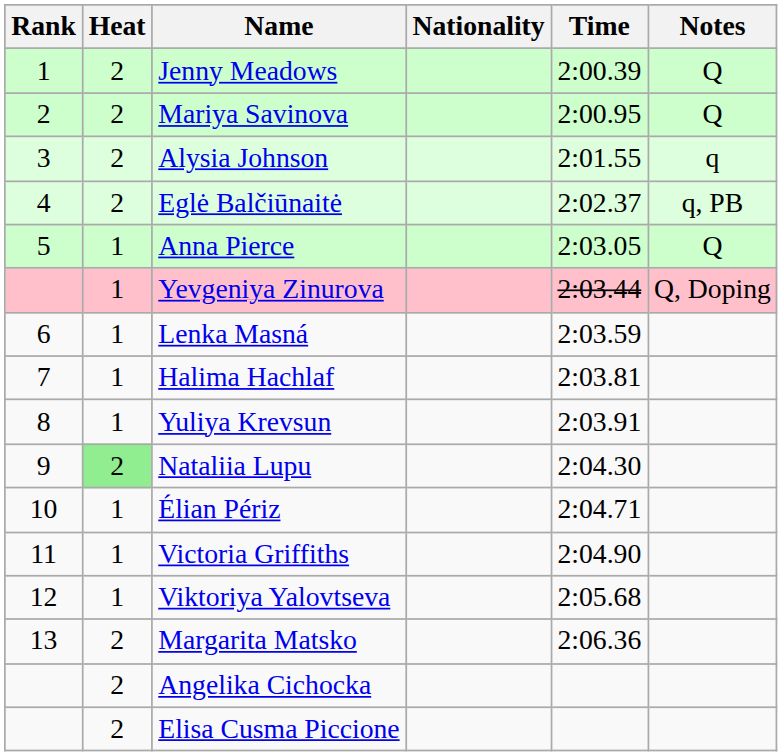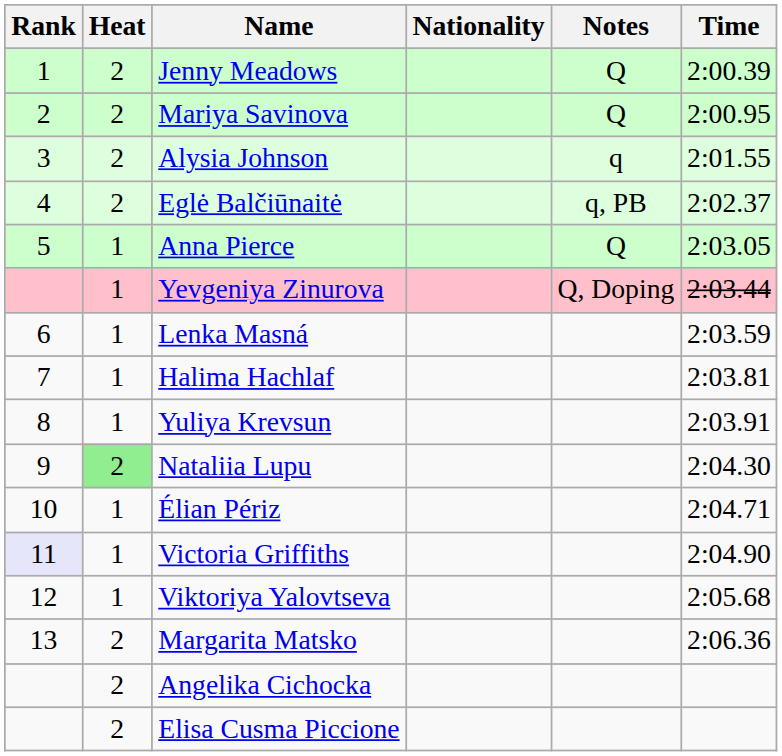columns swapped: (599, 26) <-> (712, 26)
(44, 553) no background -> (44, 553) lavender background
